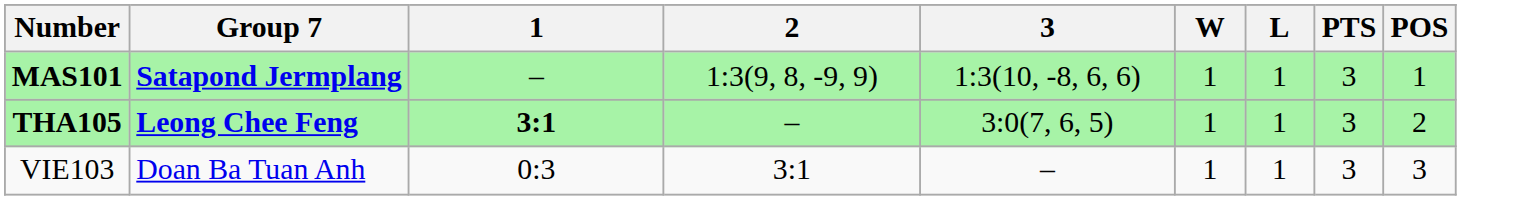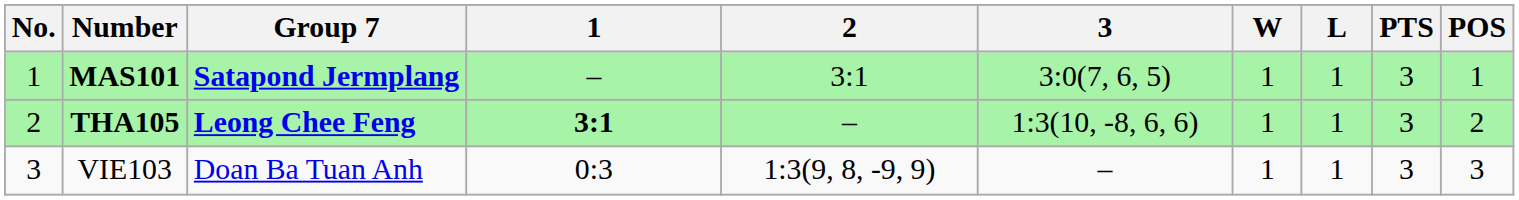+ column: (34, 28)
(792, 75) 1:3(9, 8, -9, 9) -> (849, 75) 3:1
(1047, 75) 1:3(10, -8, 6, 6) -> (1105, 75) 3:0(7, 6, 5)
(1047, 122) 3:0(7, 6, 5) -> (1105, 122) 1:3(10, -8, 6, 6)
(792, 169) 3:1 -> (849, 169) 1:3(9, 8, -9, 9)
